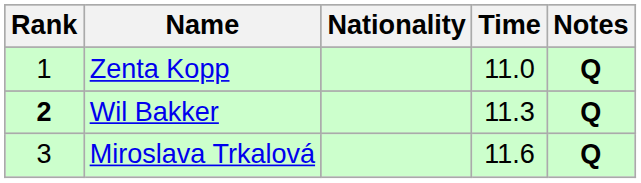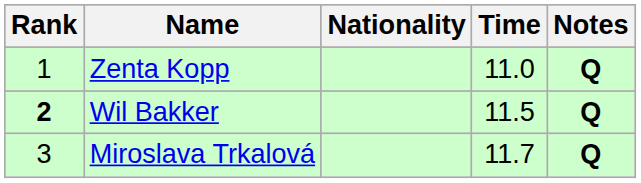(510, 111) 11.3 -> (510, 111) 11.5
(510, 154) 11.6 -> (510, 154) 11.7
